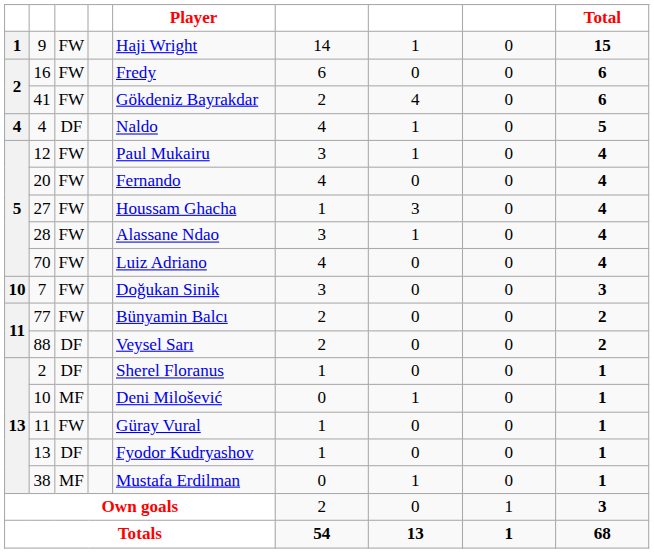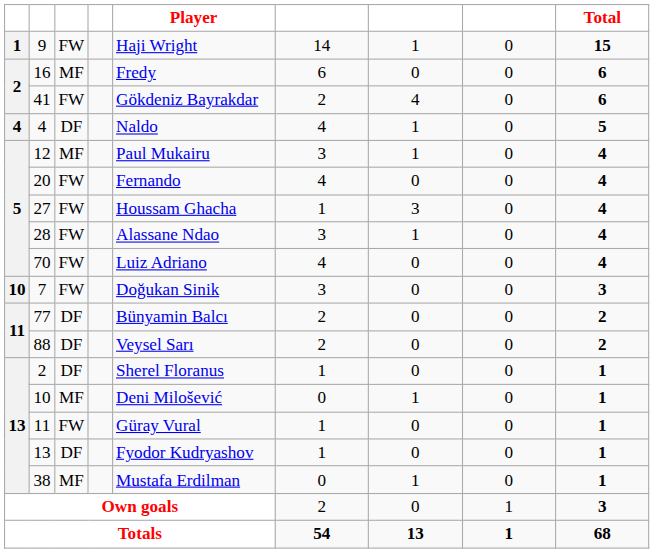(71, 72) FW -> (71, 72) MF
(71, 153) FW -> (71, 153) MF
(71, 316) FW -> (71, 316) DF
